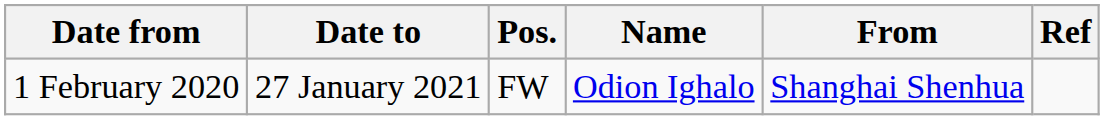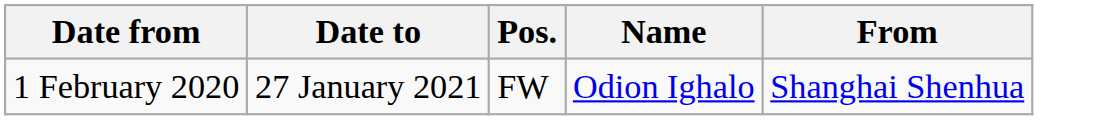- column: (1066, 31)
